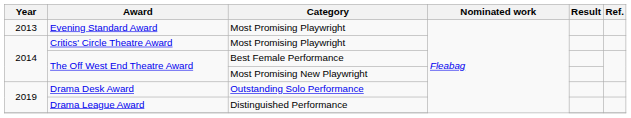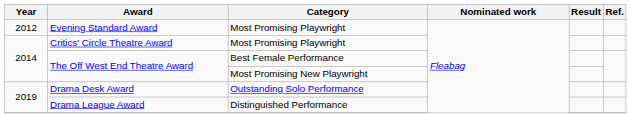(26, 27) 2013 -> (26, 27) 2012
